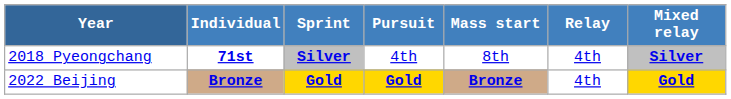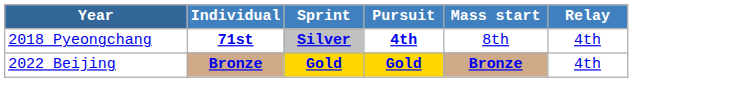- column: (676, 25)
(404, 58) normal -> (404, 41) bold
